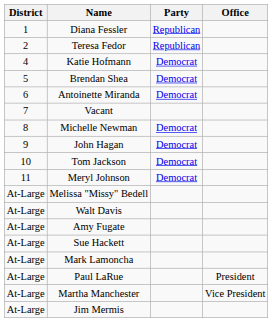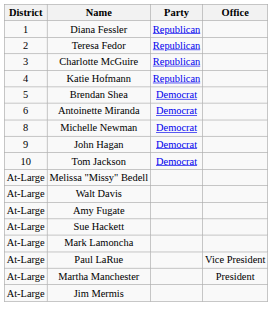+ row: (99, 62)
(177, 62) Democrat -> (177, 78) Republican
- row: (99, 111)
- row: (99, 177)
(235, 276) President -> (235, 260) Vice President
(235, 293) Vice President -> (235, 276) President
